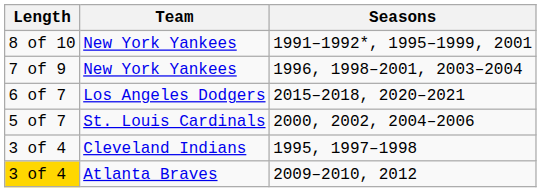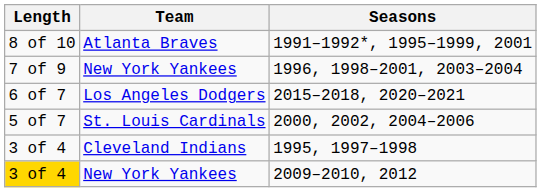(160, 44) New York Yankees -> (150, 44) Atlanta Braves
(150, 174) Atlanta Braves -> (160, 174) New York Yankees
